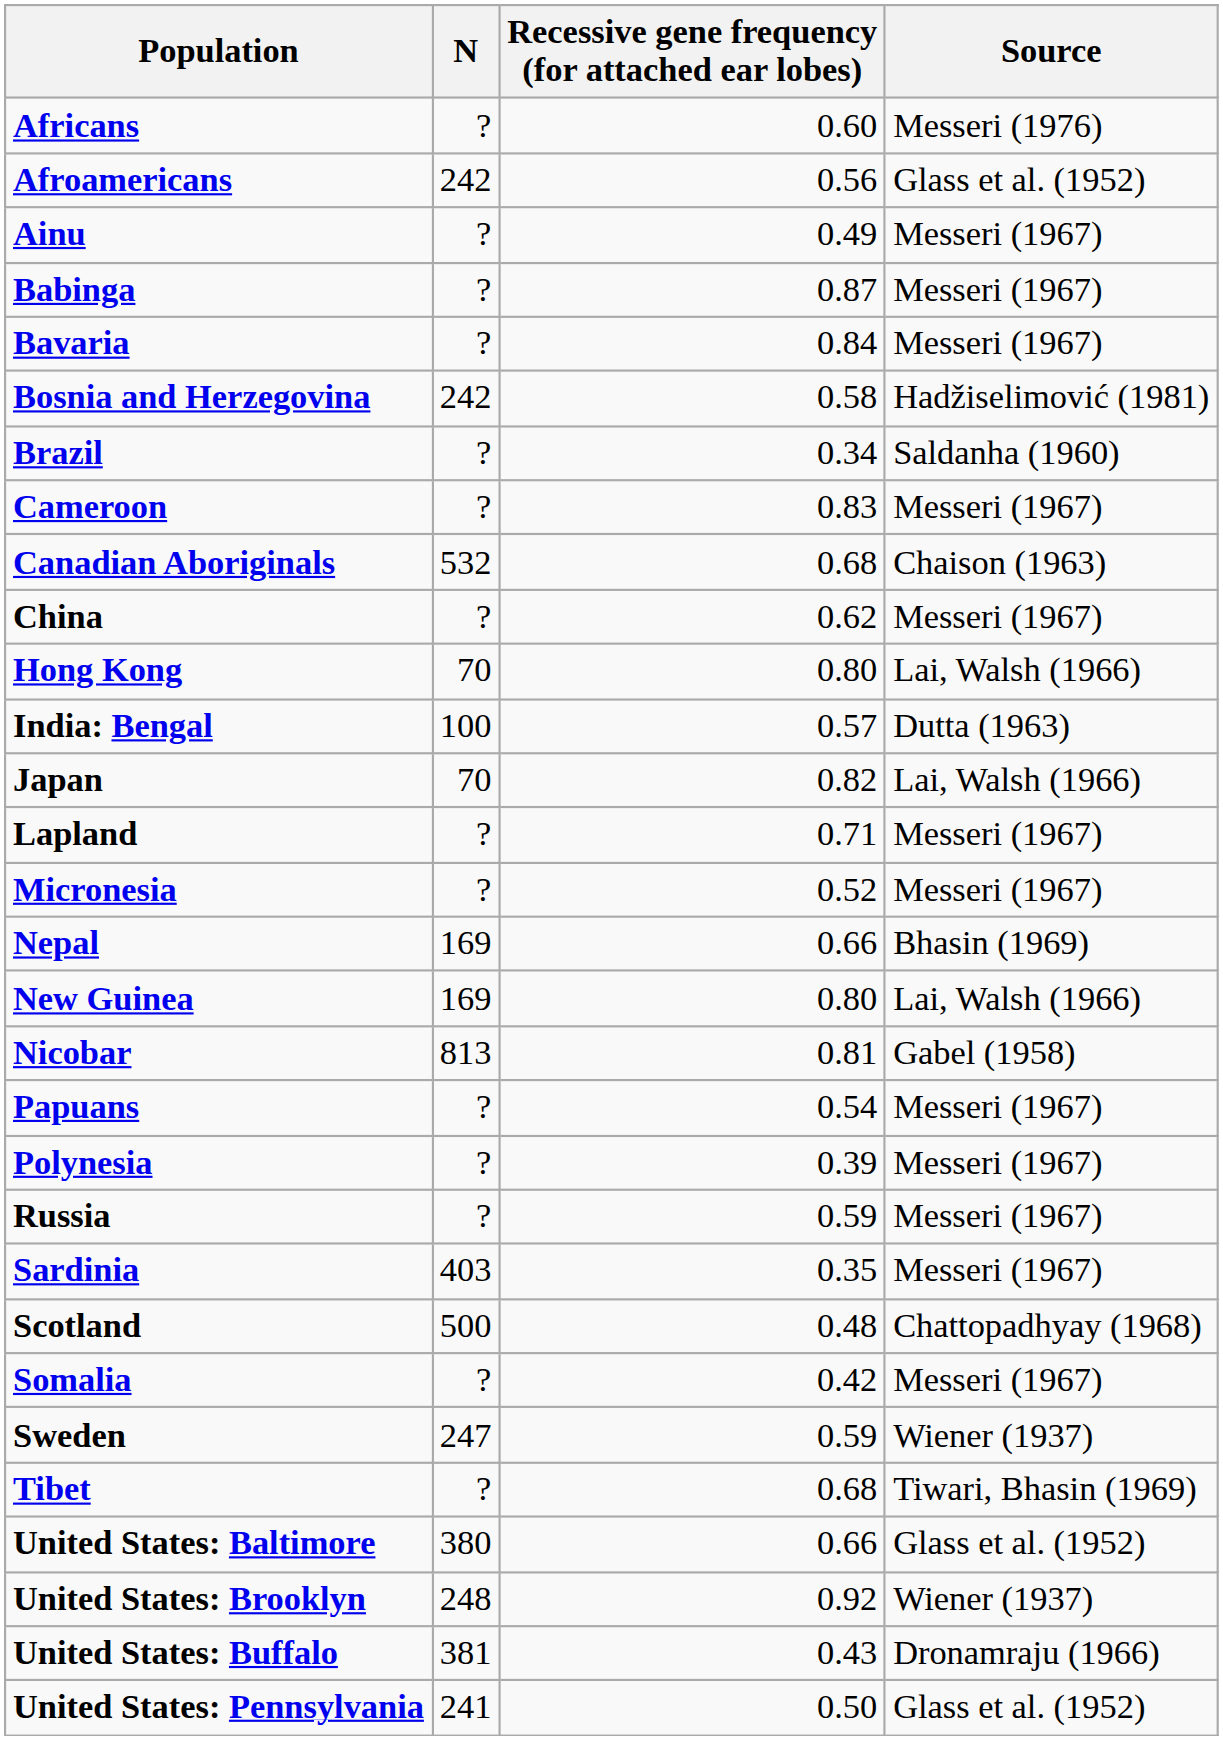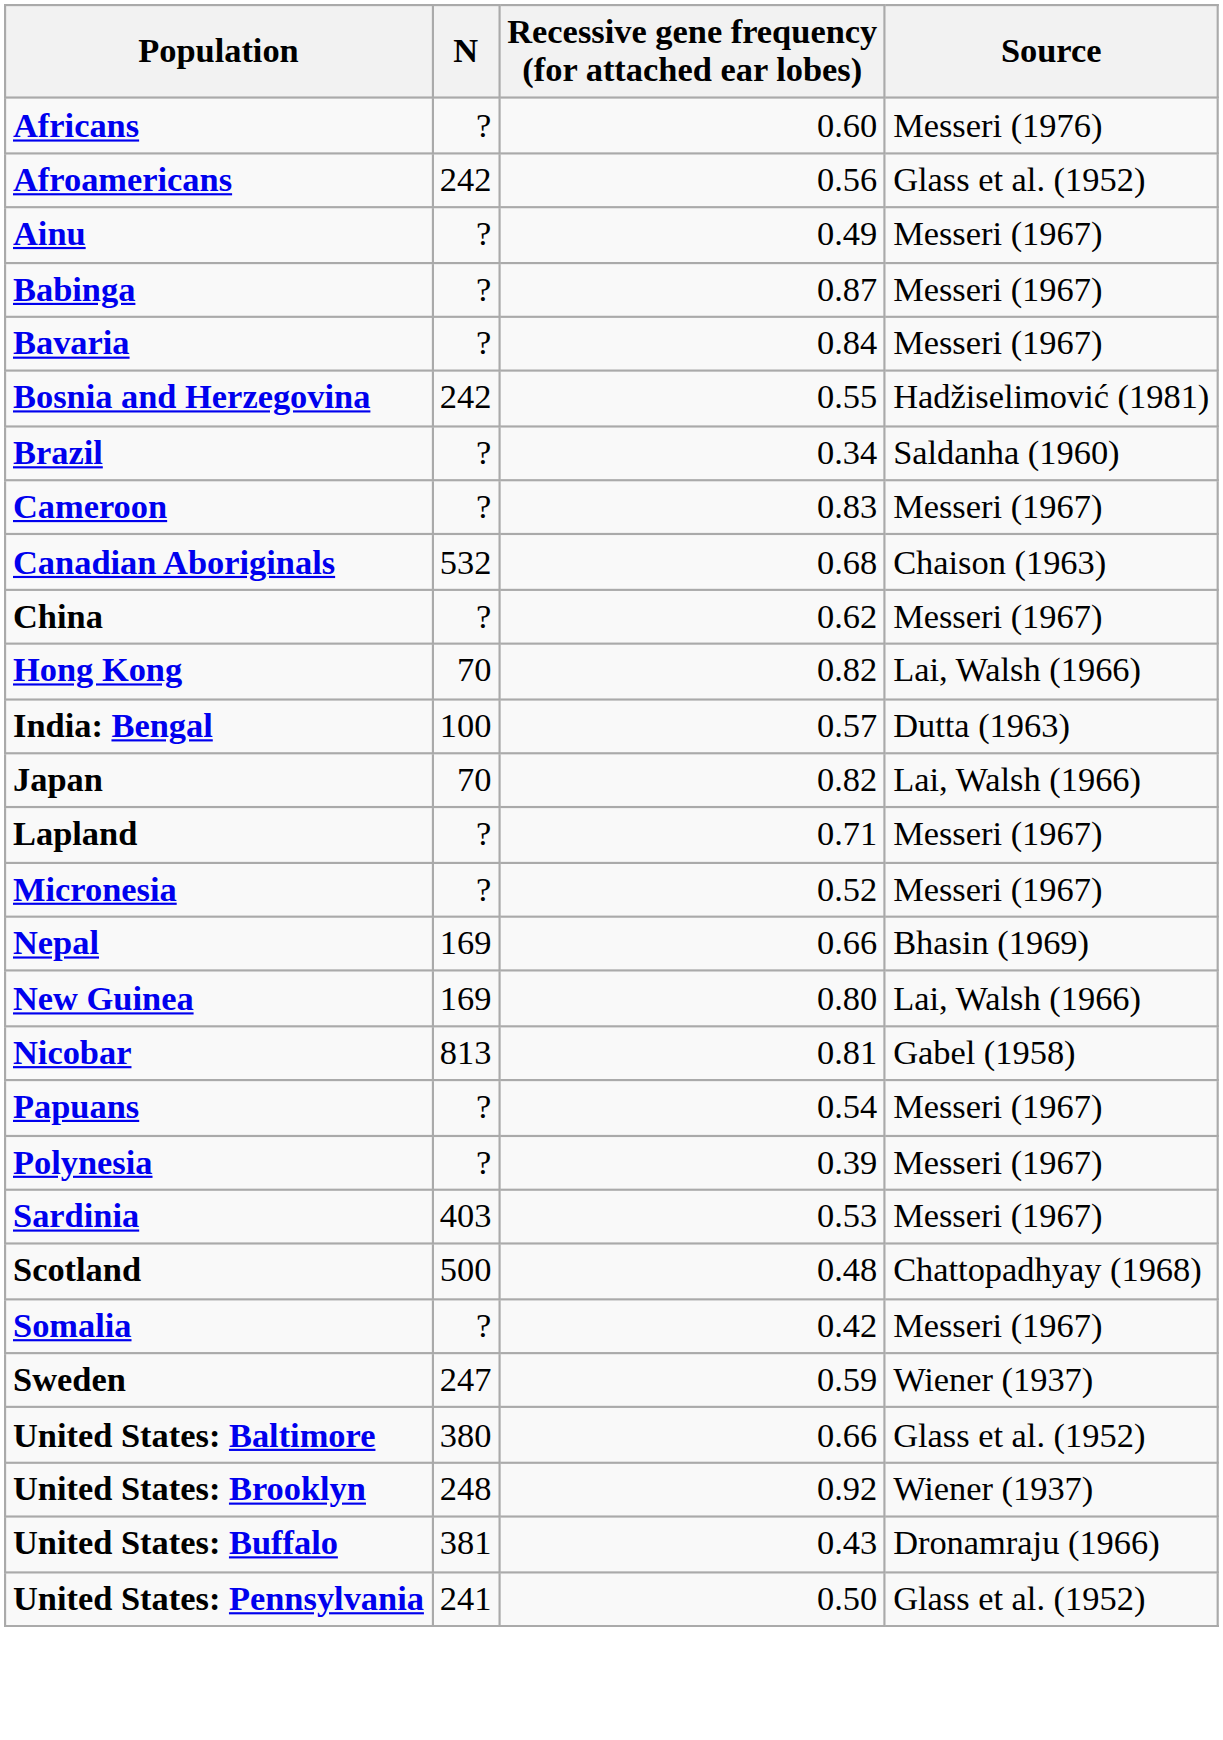(847, 397) 0.58 -> (847, 397) 0.55
(847, 670) 0.80 -> (847, 670) 0.82
- row: (62, 1216)
(847, 1270) 0.35 -> (847, 1216) 0.53
- row: (52, 1488)
